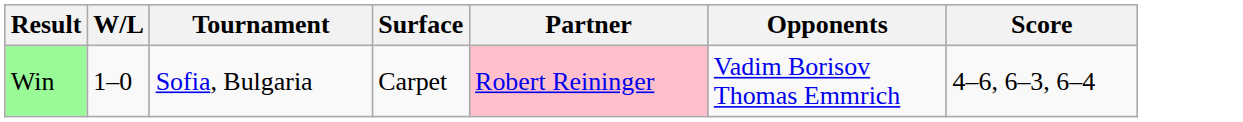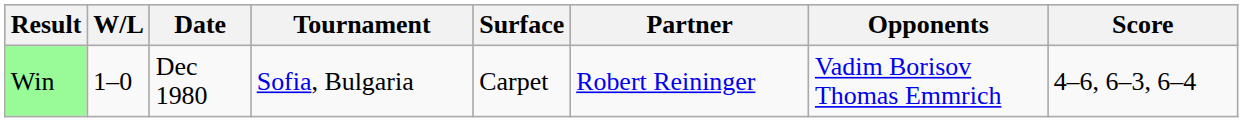+ column: (200, 25)
(565, 80) pink background -> (666, 80) no background
